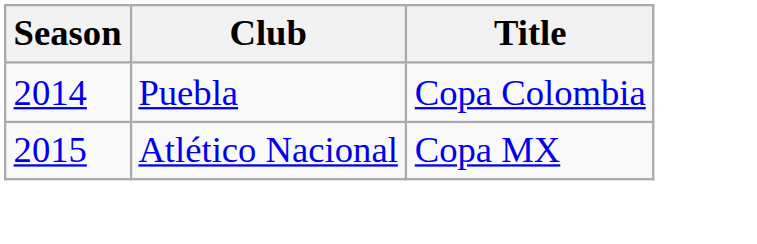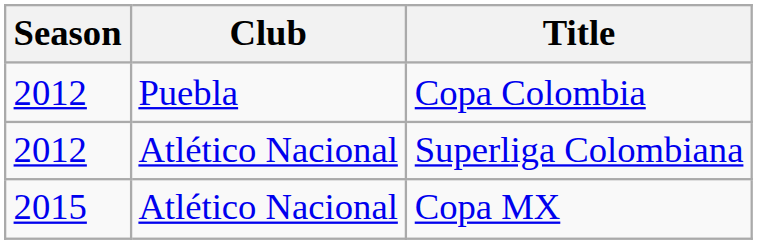(50, 91) 2014 -> (50, 91) 2012
+ row: (579, 149)
